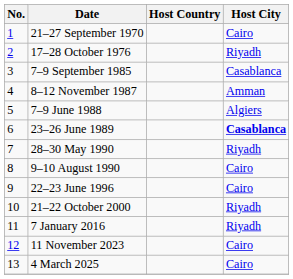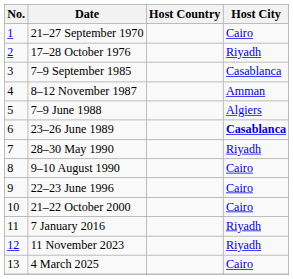(244, 206) Riyadh -> (239, 206) Cairo
(239, 245) Cairo -> (244, 245) Riyadh
